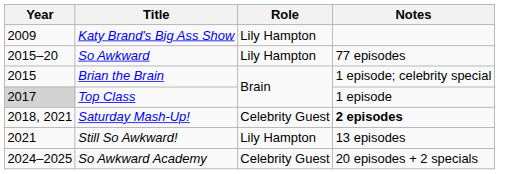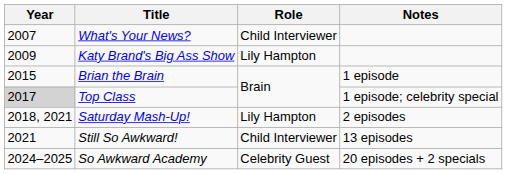+ row: (134, 35)
- row: (114, 55)
(413, 76) 1 episode; celebrity special -> (371, 76) 1 episode
(364, 96) 1 episode -> (421, 96) 1 episode; celebrity special
(285, 117) Celebrity Guest -> (278, 117) Lily Hampton
(369, 117) bold -> (374, 117) normal
(278, 138) Lily Hampton -> (289, 138) Child Interviewer
